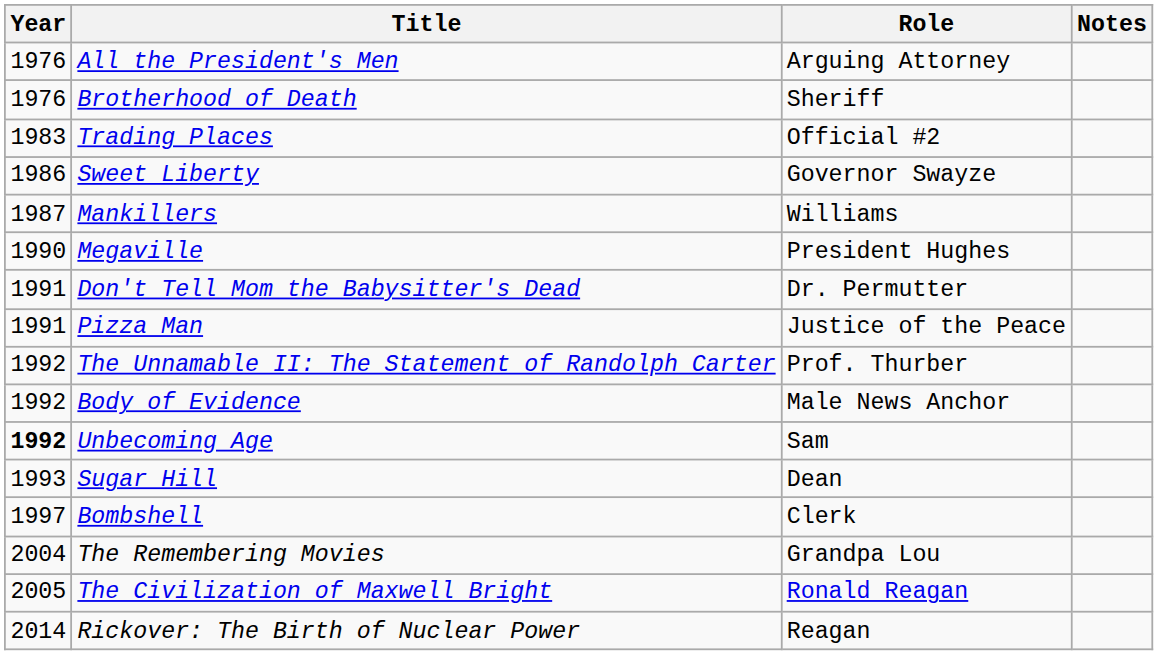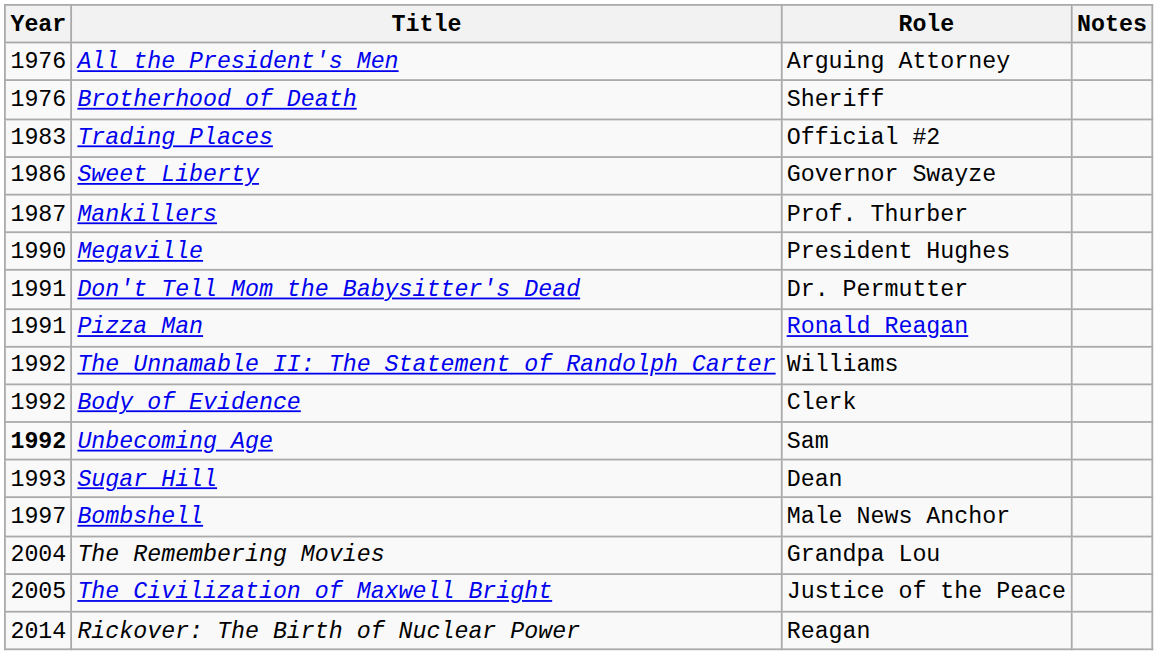(843, 213) Williams -> (877, 213) Prof. Thurber
(926, 327) Justice of the Peace -> (877, 327) Ronald Reagan
(877, 365) Prof. Thurber -> (843, 365) Williams
(898, 403) Male News Anchor -> (822, 403) Clerk
(822, 517) Clerk -> (898, 517) Male News Anchor
(877, 593) Ronald Reagan -> (926, 593) Justice of the Peace
